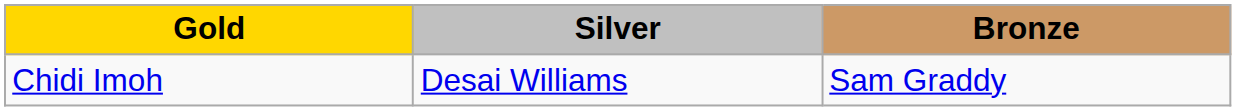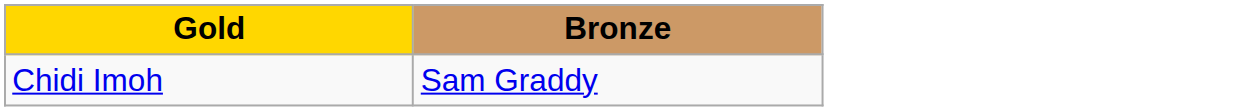- column: (618, 29)
